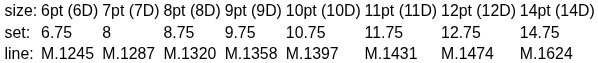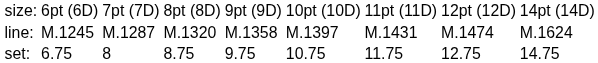rows swapped: (17, 32) <-> (19, 54)
